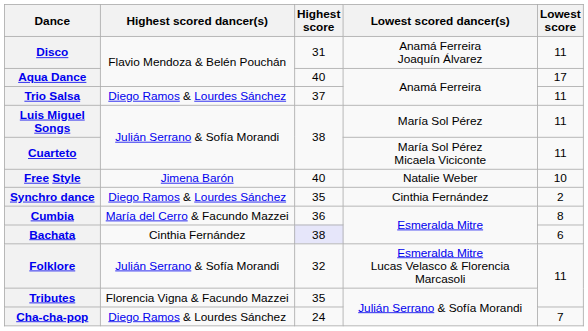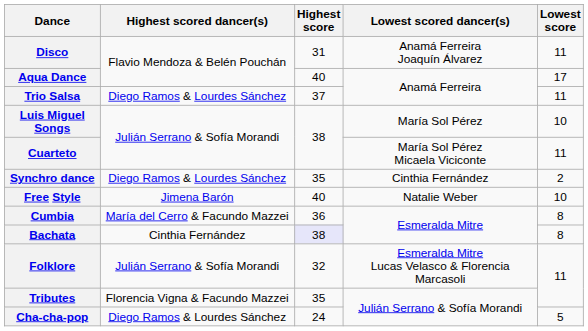(560, 122) 11 -> (560, 122) 10
rows swapped: (52, 179) <-> (52, 197)
(560, 235) 6 -> (560, 235) 8
(560, 317) 7 -> (560, 317) 5
